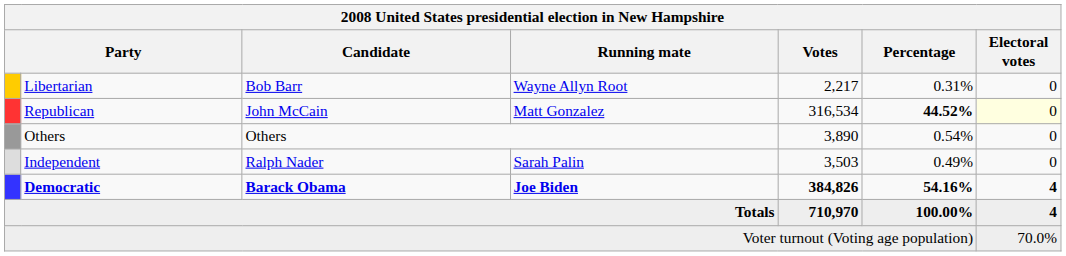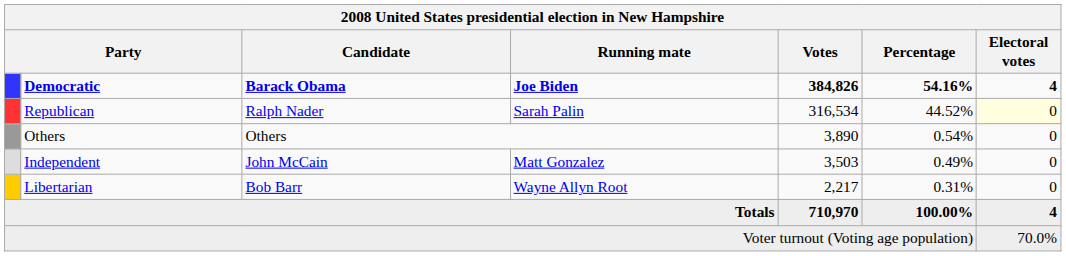rows swapped: (62, 187) <-> (58, 86)
(287, 111) John McCain -> (284, 111) Ralph Nader
(559, 111) Matt Gonzalez -> (549, 111) Sarah Palin
(948, 111) bold -> (949, 111) normal
(284, 162) Ralph Nader -> (287, 162) John McCain
(549, 162) Sarah Palin -> (559, 162) Matt Gonzalez
